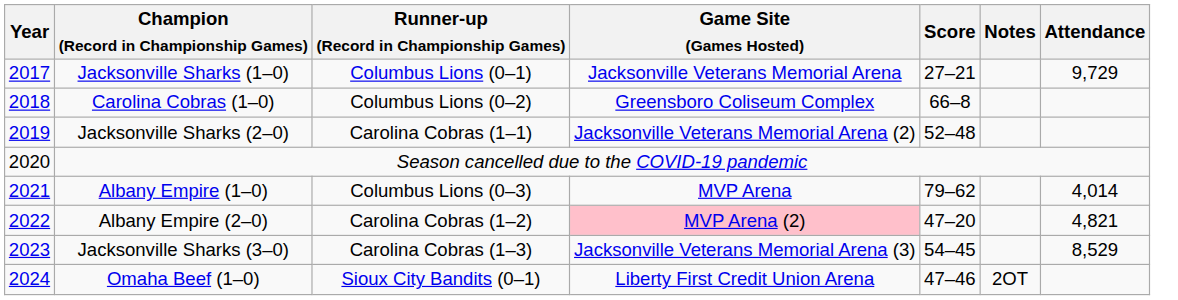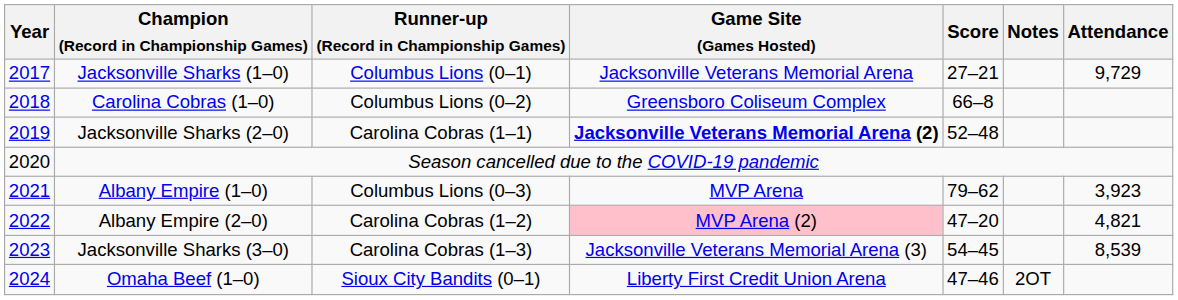(745, 132) normal -> (756, 132) bold
(1095, 190) 4,014 -> (1118, 190) 3,923
(1095, 249) 8,529 -> (1118, 249) 8,539
